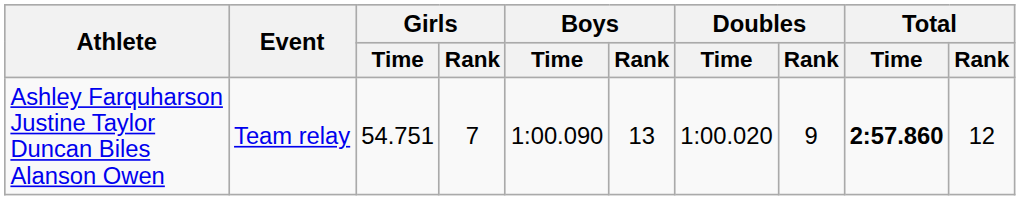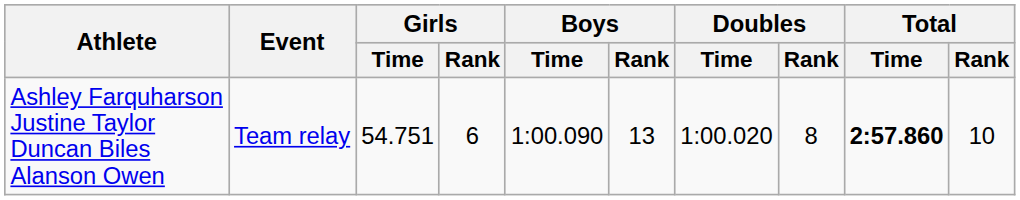(472, 137) 7 -> (472, 137) 6
(811, 137) 9 -> (811, 137) 8
(982, 137) 12 -> (982, 137) 10
